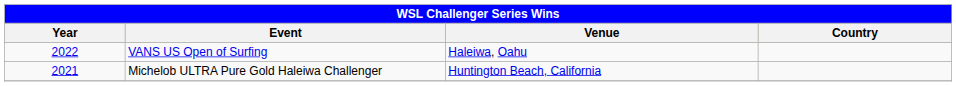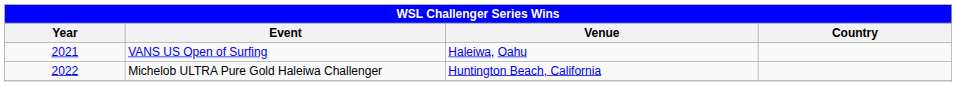(65, 52) 2022 -> (65, 52) 2021
(65, 71) 2021 -> (65, 71) 2022
